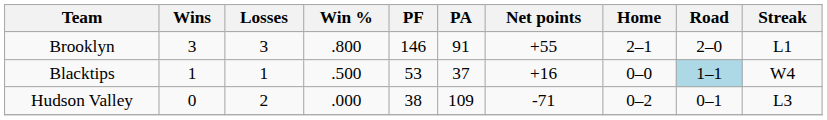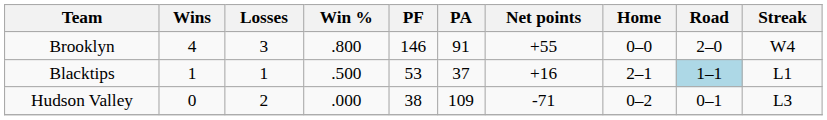(192, 45) 3 -> (192, 45) 4
(639, 45) 2–1 -> (639, 45) 0–0
(783, 45) L1 -> (783, 45) W4
(639, 73) 0–0 -> (639, 73) 2–1
(783, 73) W4 -> (783, 73) L1
